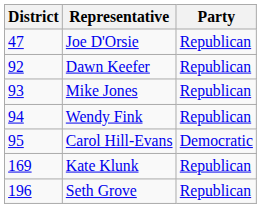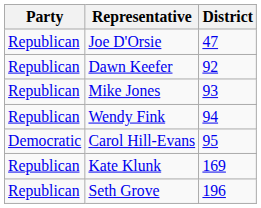columns swapped: (33, 16) <-> (216, 16)
